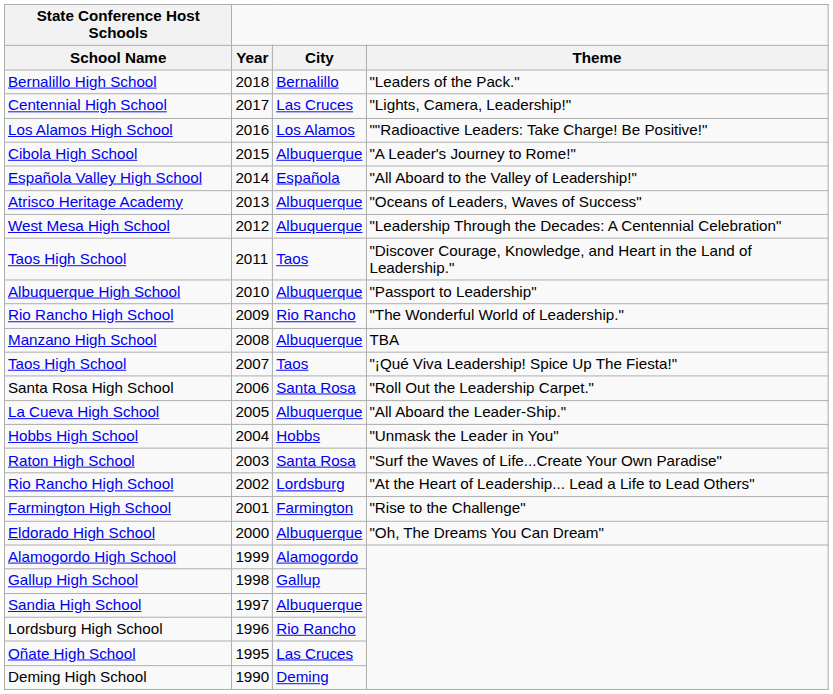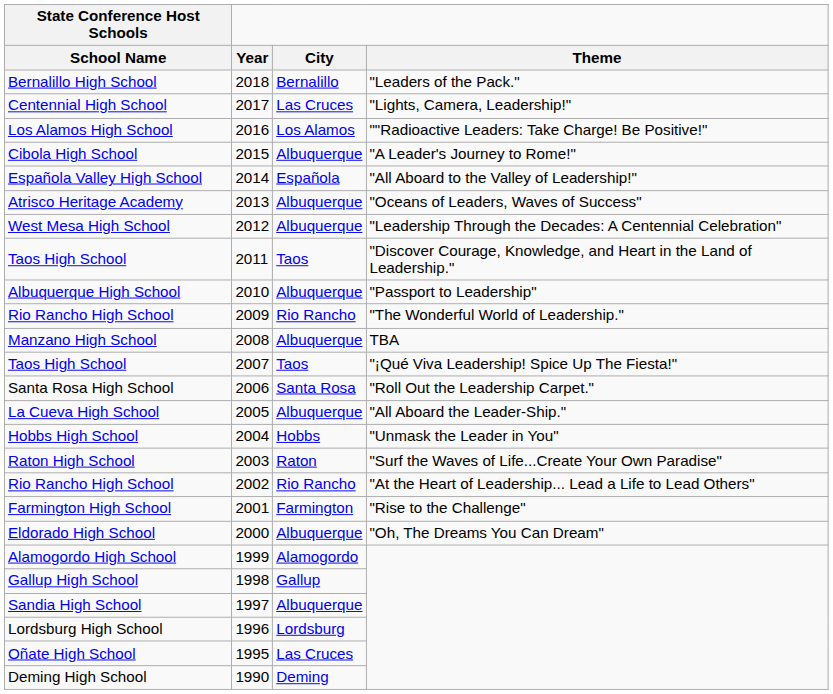(316, 460) Santa Rosa -> (297, 460) Raton
(310, 484) Lordsburg -> (316, 484) Rio Rancho
(316, 629) Rio Rancho -> (310, 629) Lordsburg
